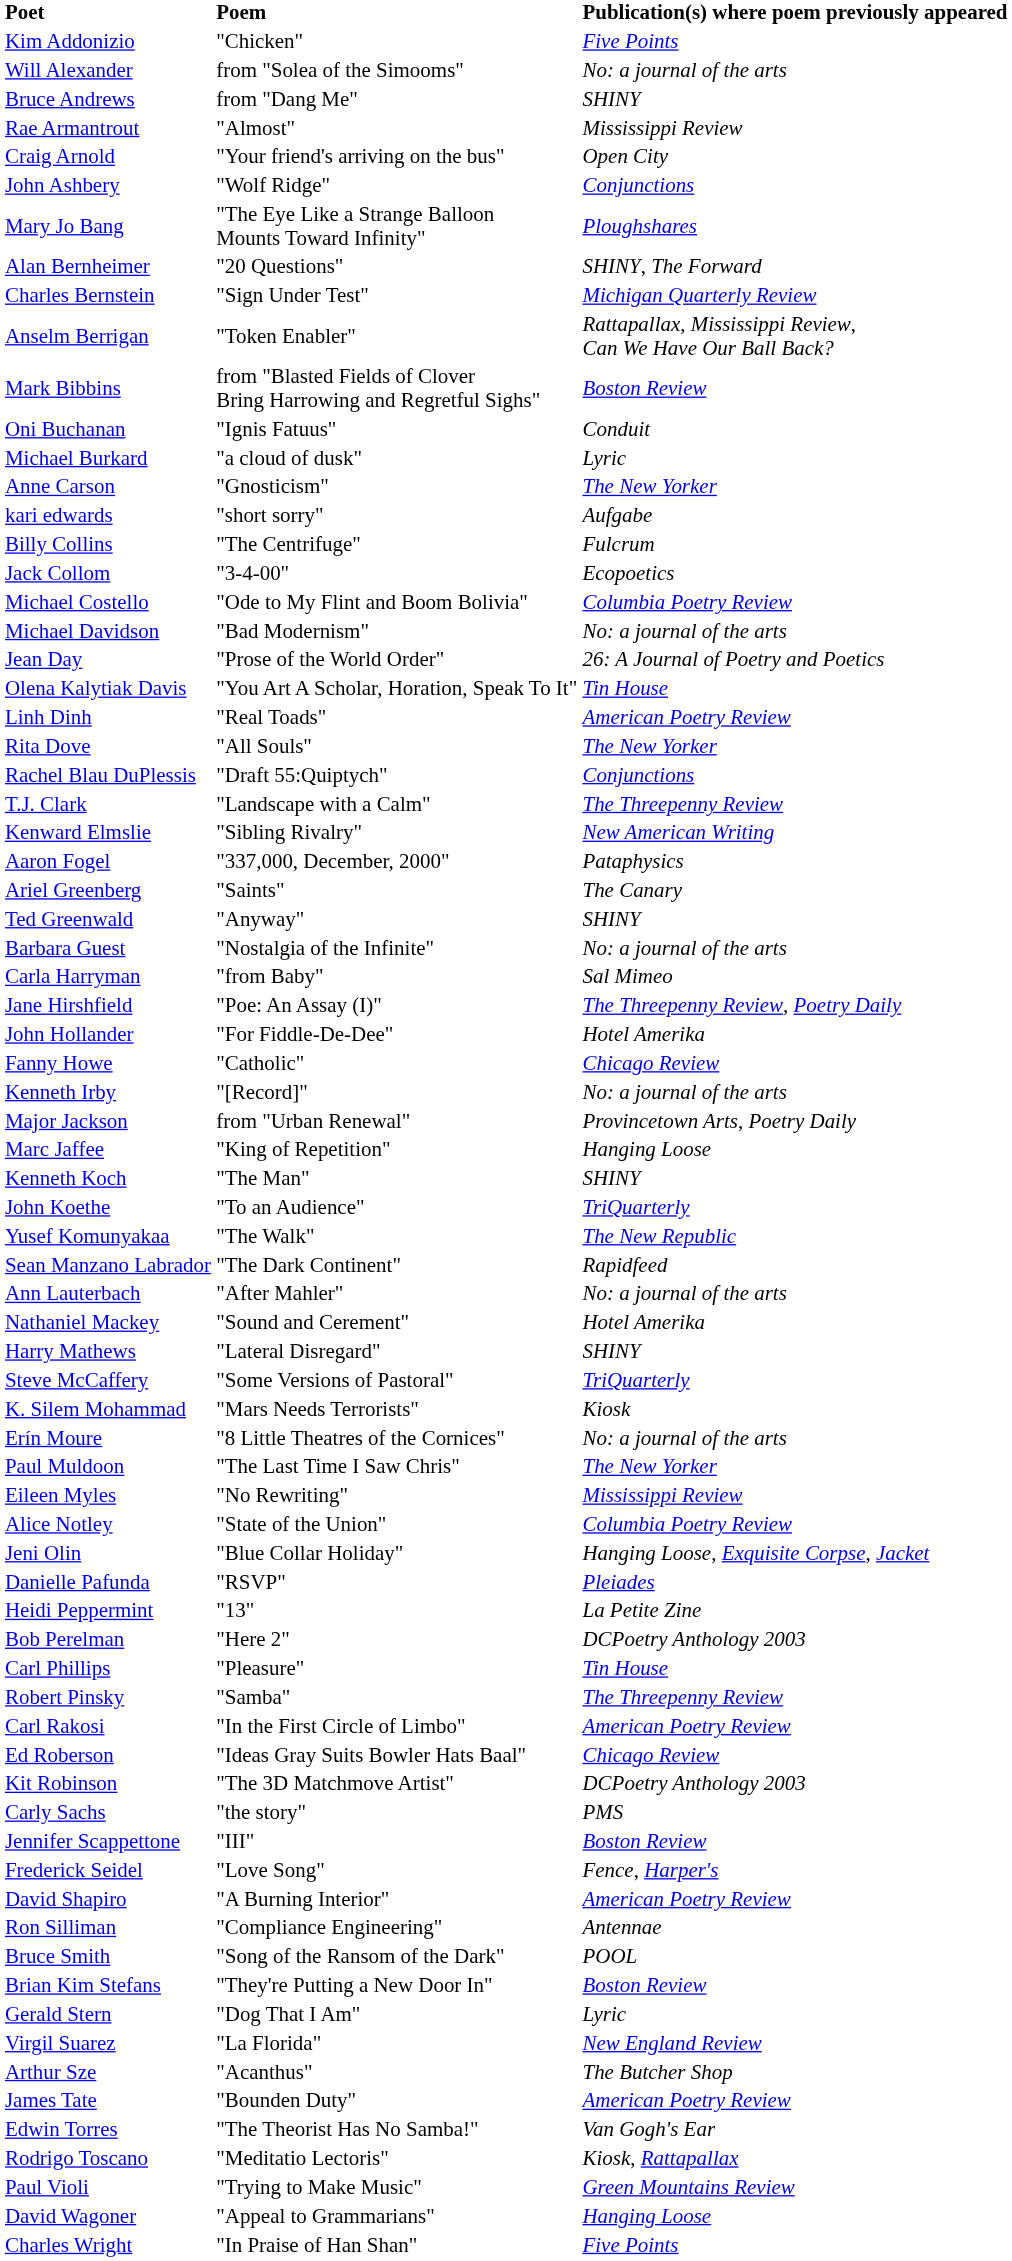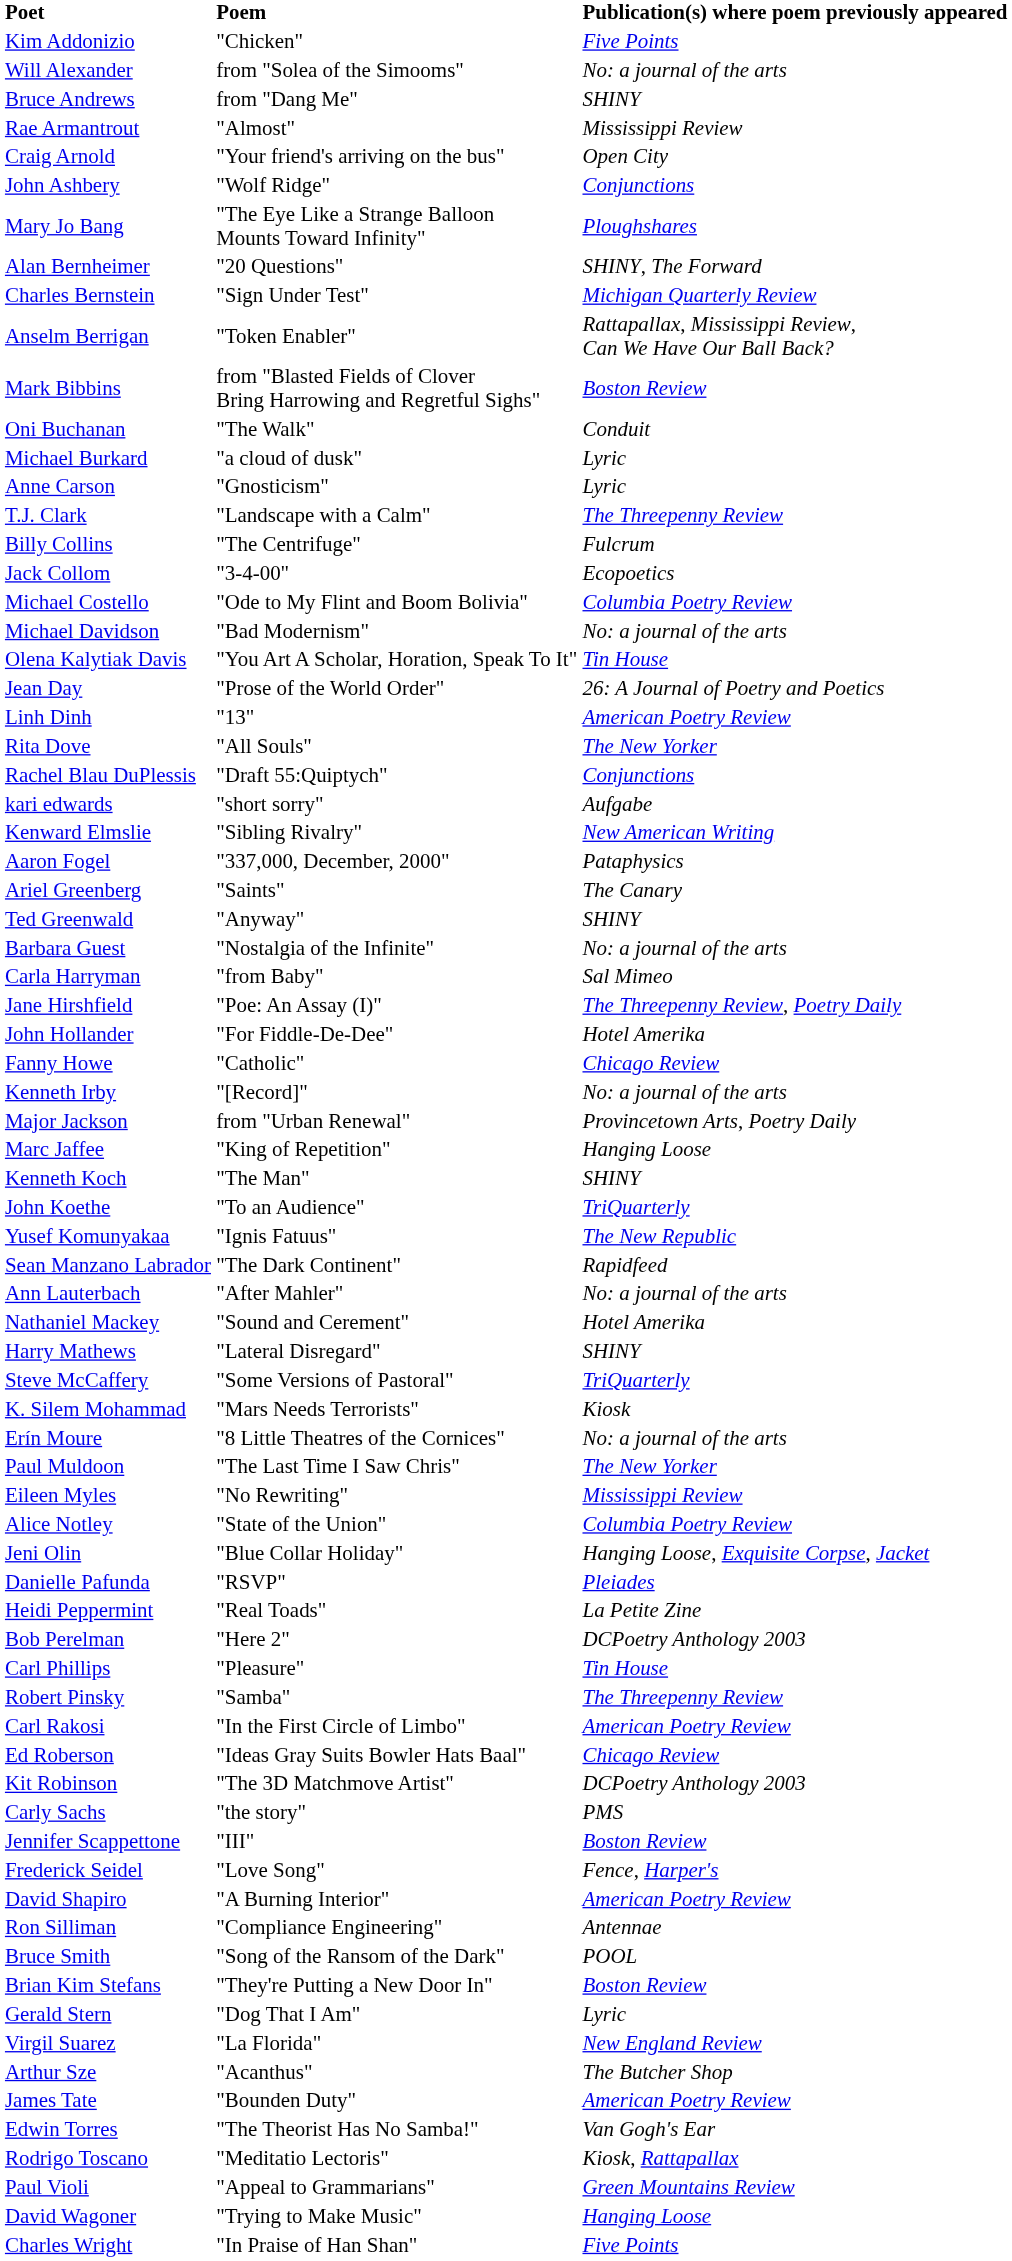(276, 429) "Ignis Fatuus" -> (265, 429) "The Walk"
(650, 486) The New Yorker -> (604, 486) Lyric
rows swapped: (46, 803) <-> (59, 515)
rows swapped: (96, 688) <-> (44, 659)
(271, 717) "Real Toads" -> (235, 717) "13"
(265, 1236) "The Walk" -> (276, 1236) "Ignis Fatuus"
(235, 1610) "13" -> (271, 1610) "Real Toads"
(319, 2187) "Trying to Make Music" -> (325, 2187) "Appeal to Grammarians"
(325, 2215) "Appeal to Grammarians" -> (319, 2215) "Trying to Make Music"
